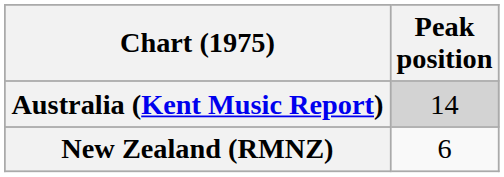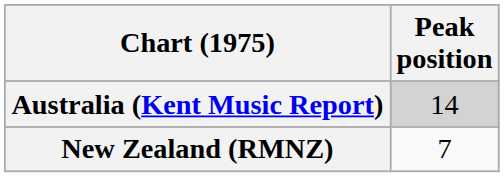(445, 148) 6 -> (445, 148) 7
